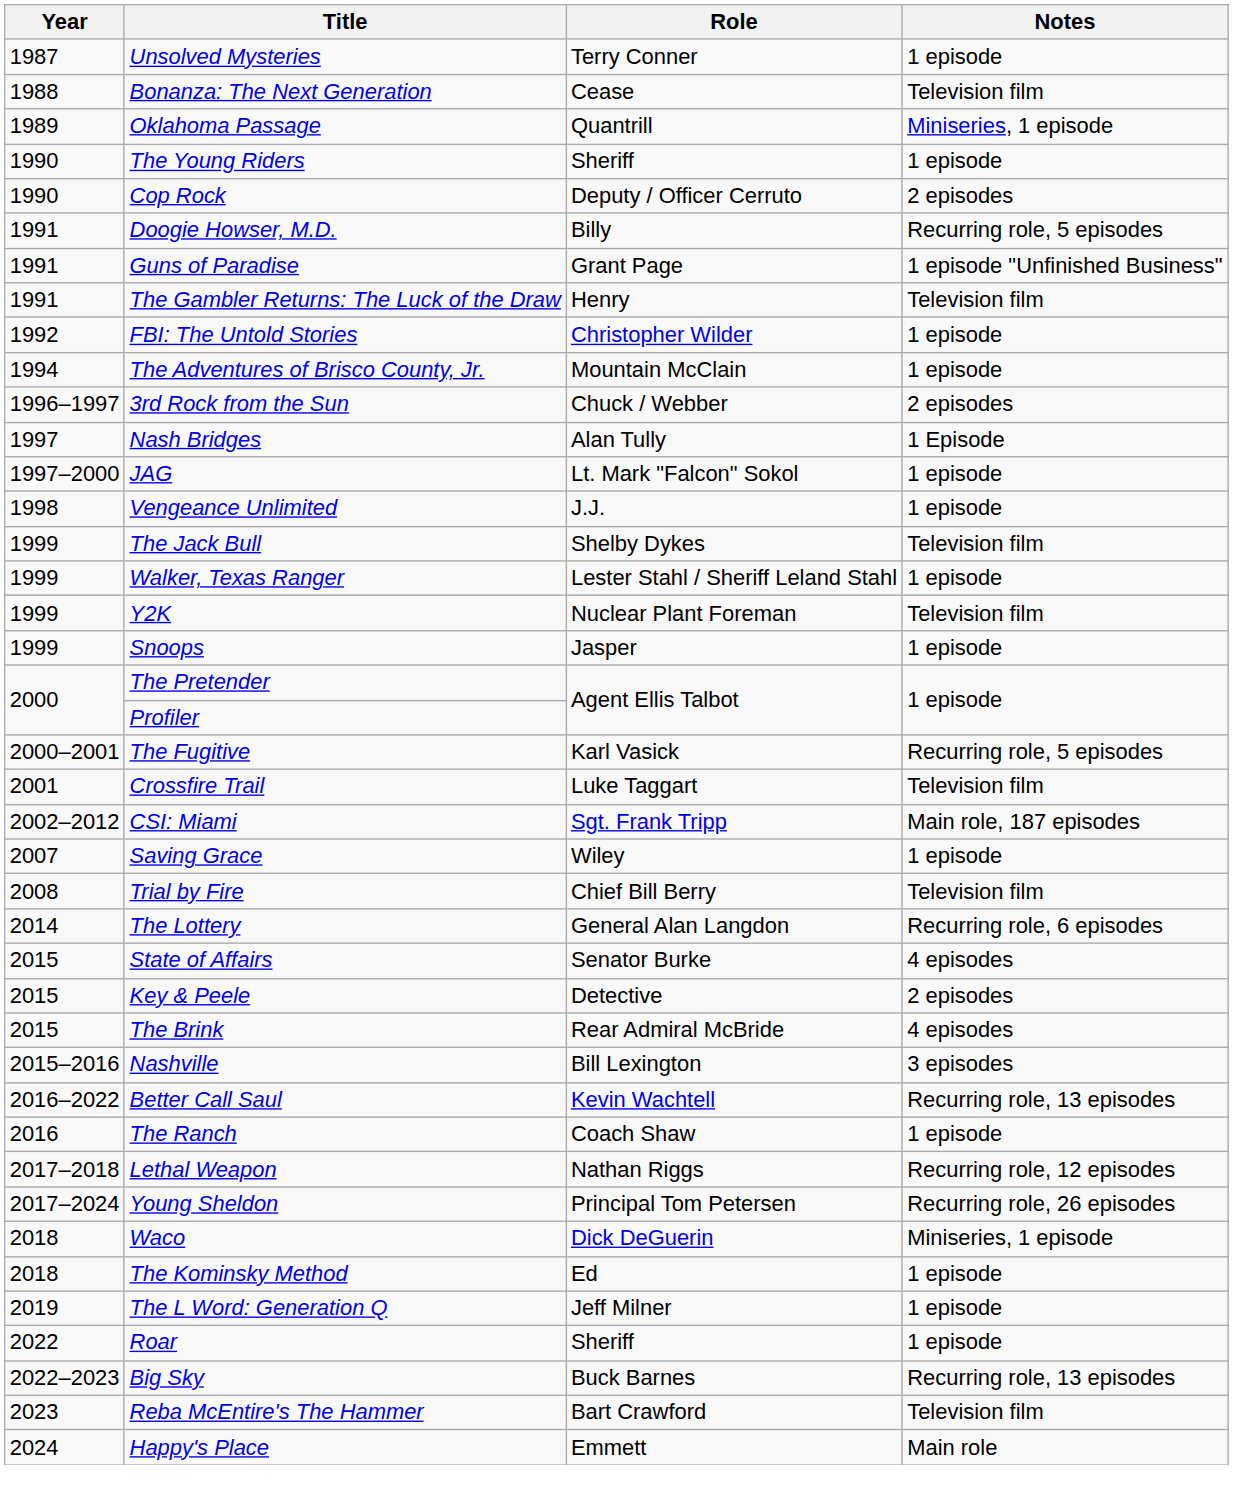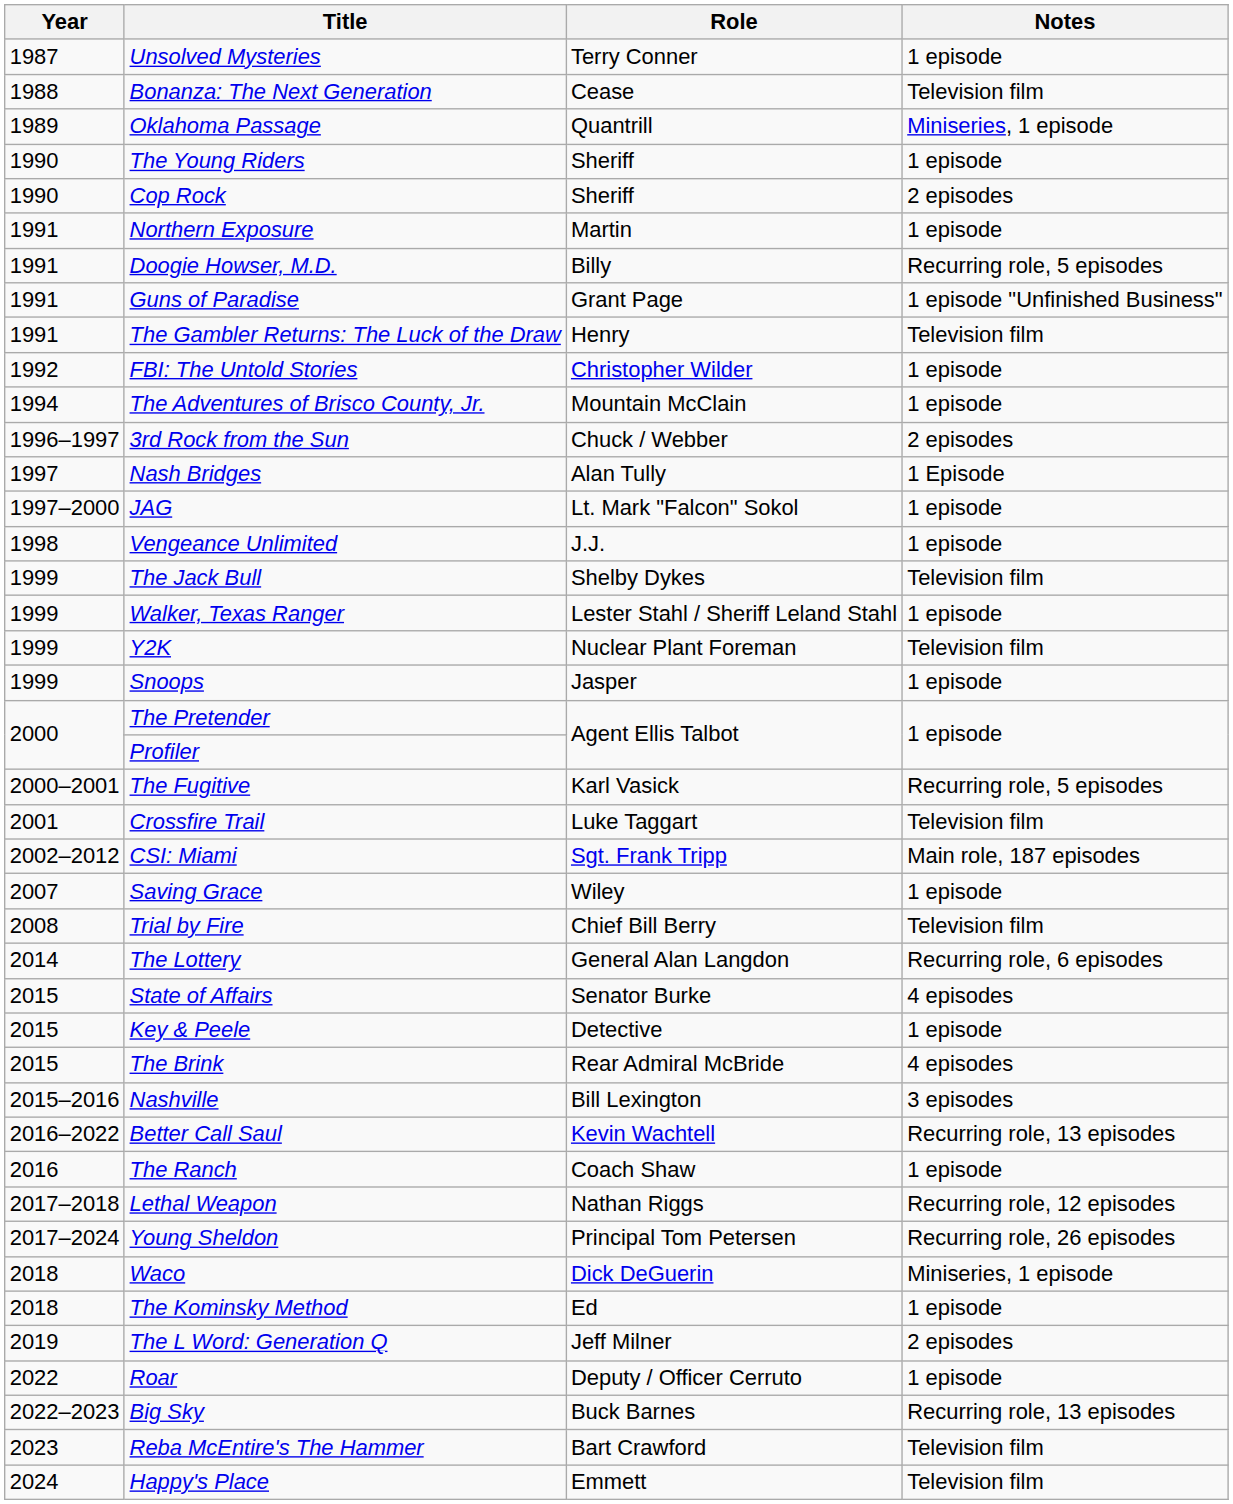(686, 195) Deputy / Officer Cerruto -> (602, 195) Sheriff
+ row: (222, 230)
(960, 995) 2 episodes -> (955, 1030) 1 episode
(955, 1308) 1 episode -> (960, 1342) 2 episodes
(602, 1342) Sheriff -> (686, 1377) Deputy / Officer Cerruto
(952, 1447) Main role -> (975, 1481) Television film
